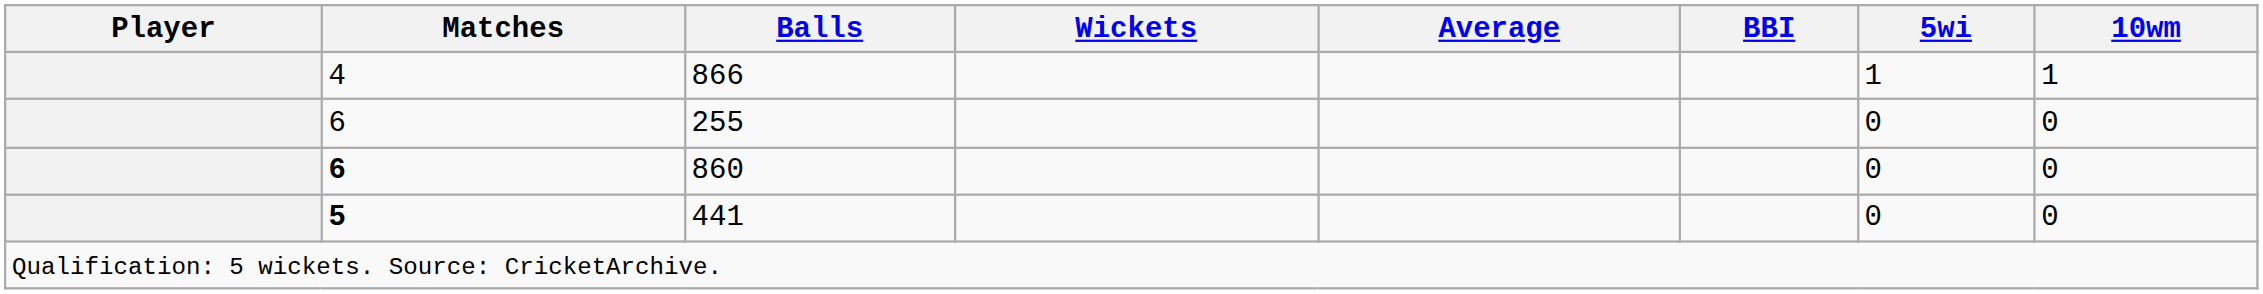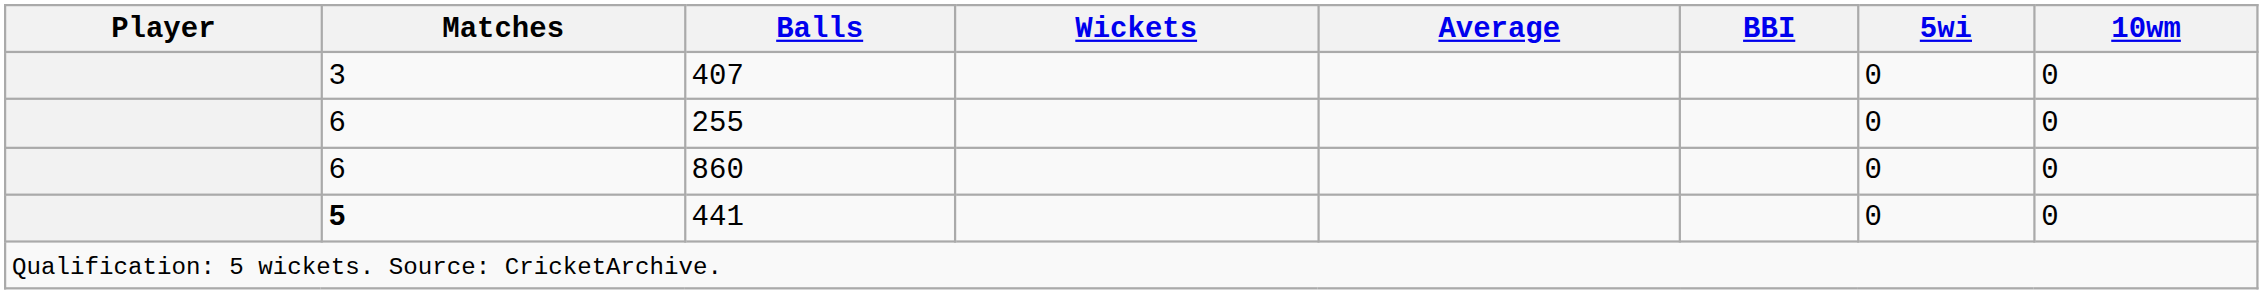- row: (718, 76)
+ row: (718, 76)
(337, 170) bold -> (337, 170) normal
